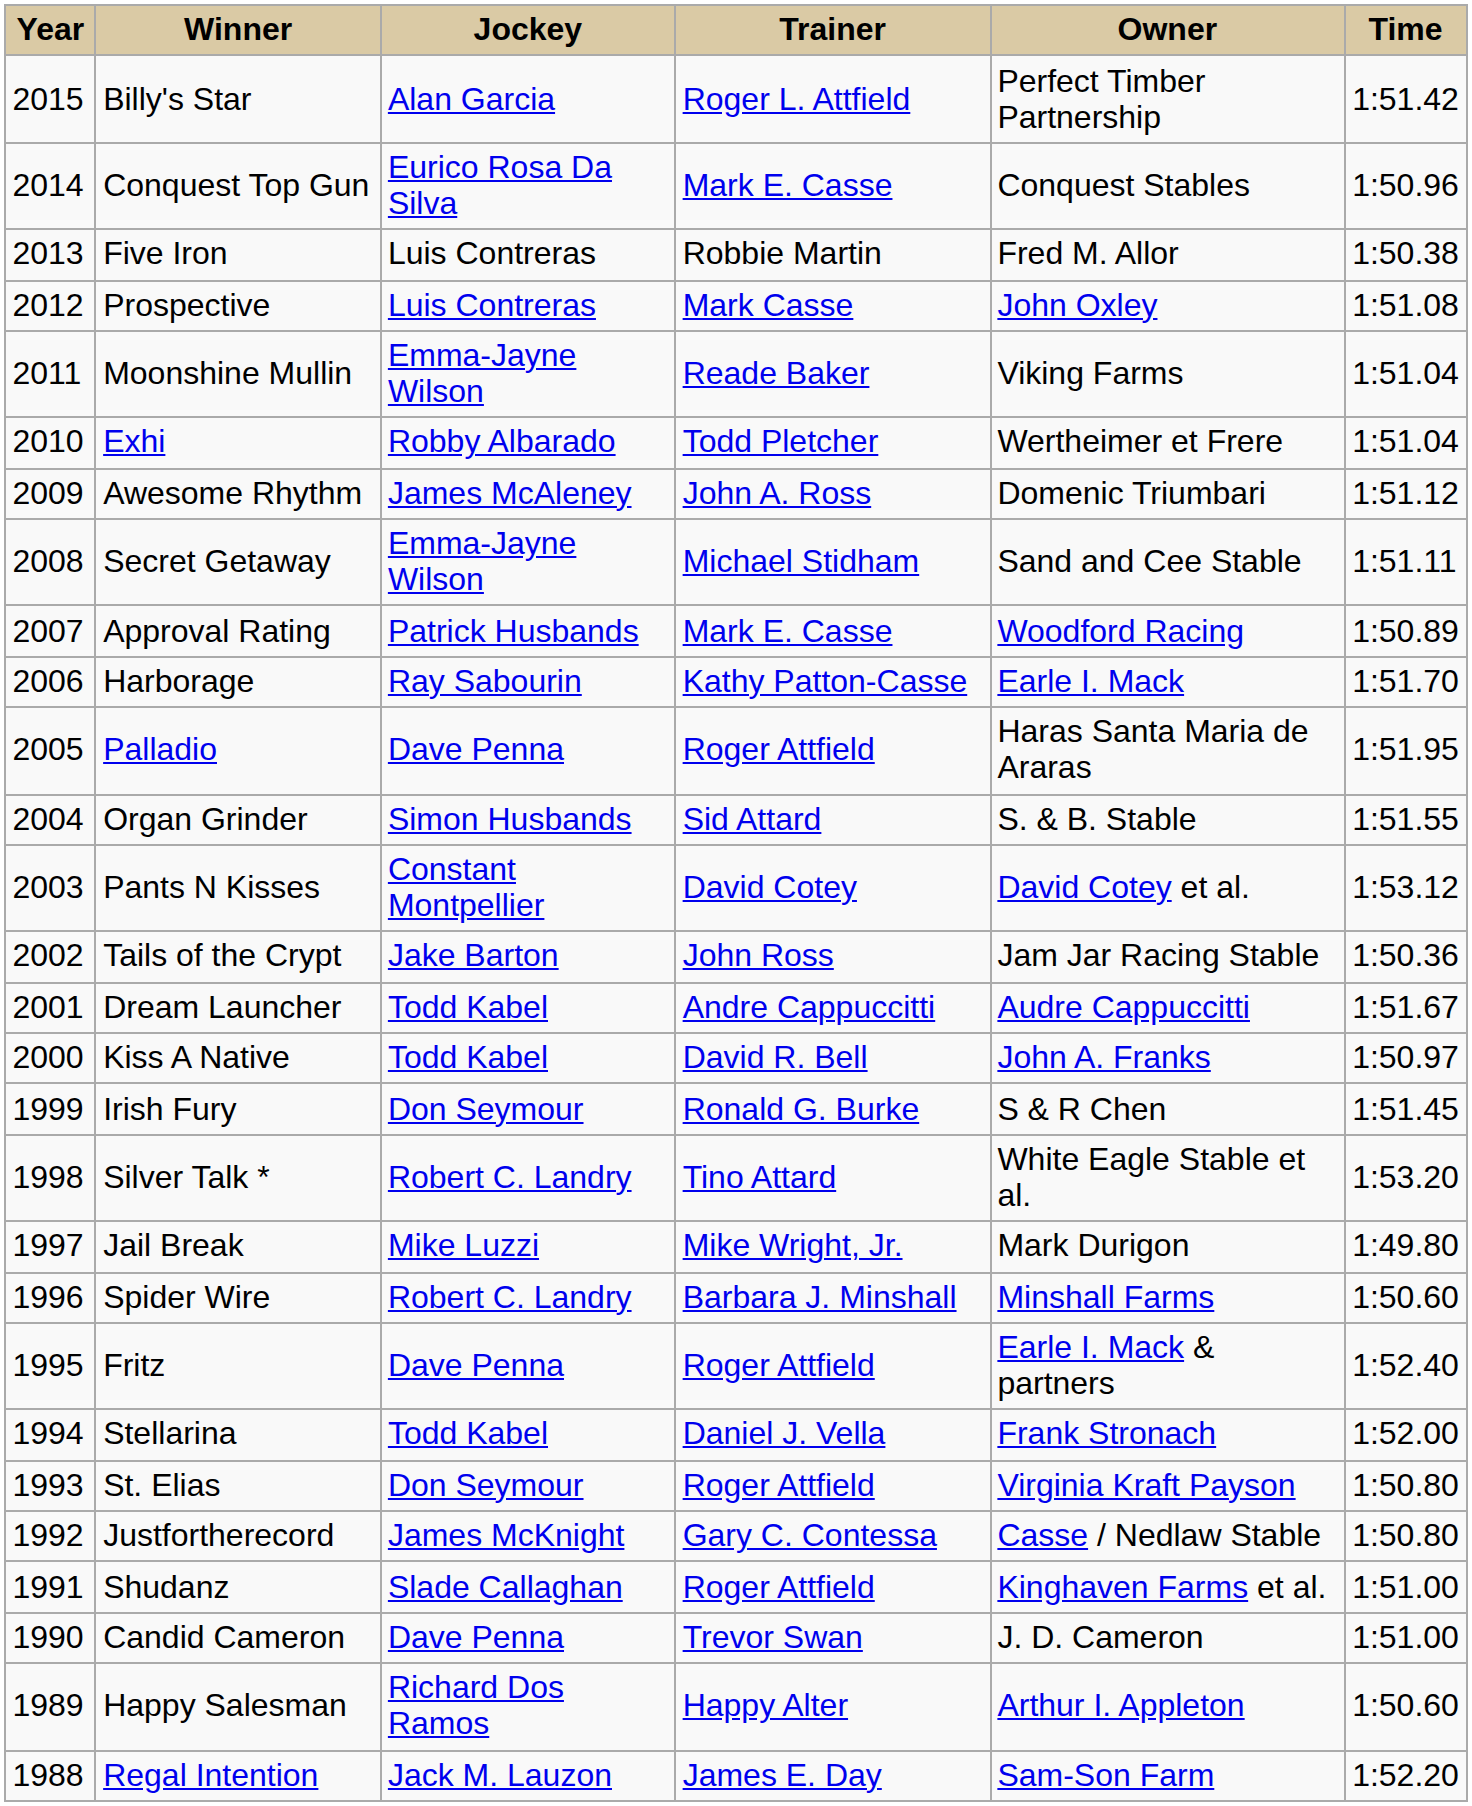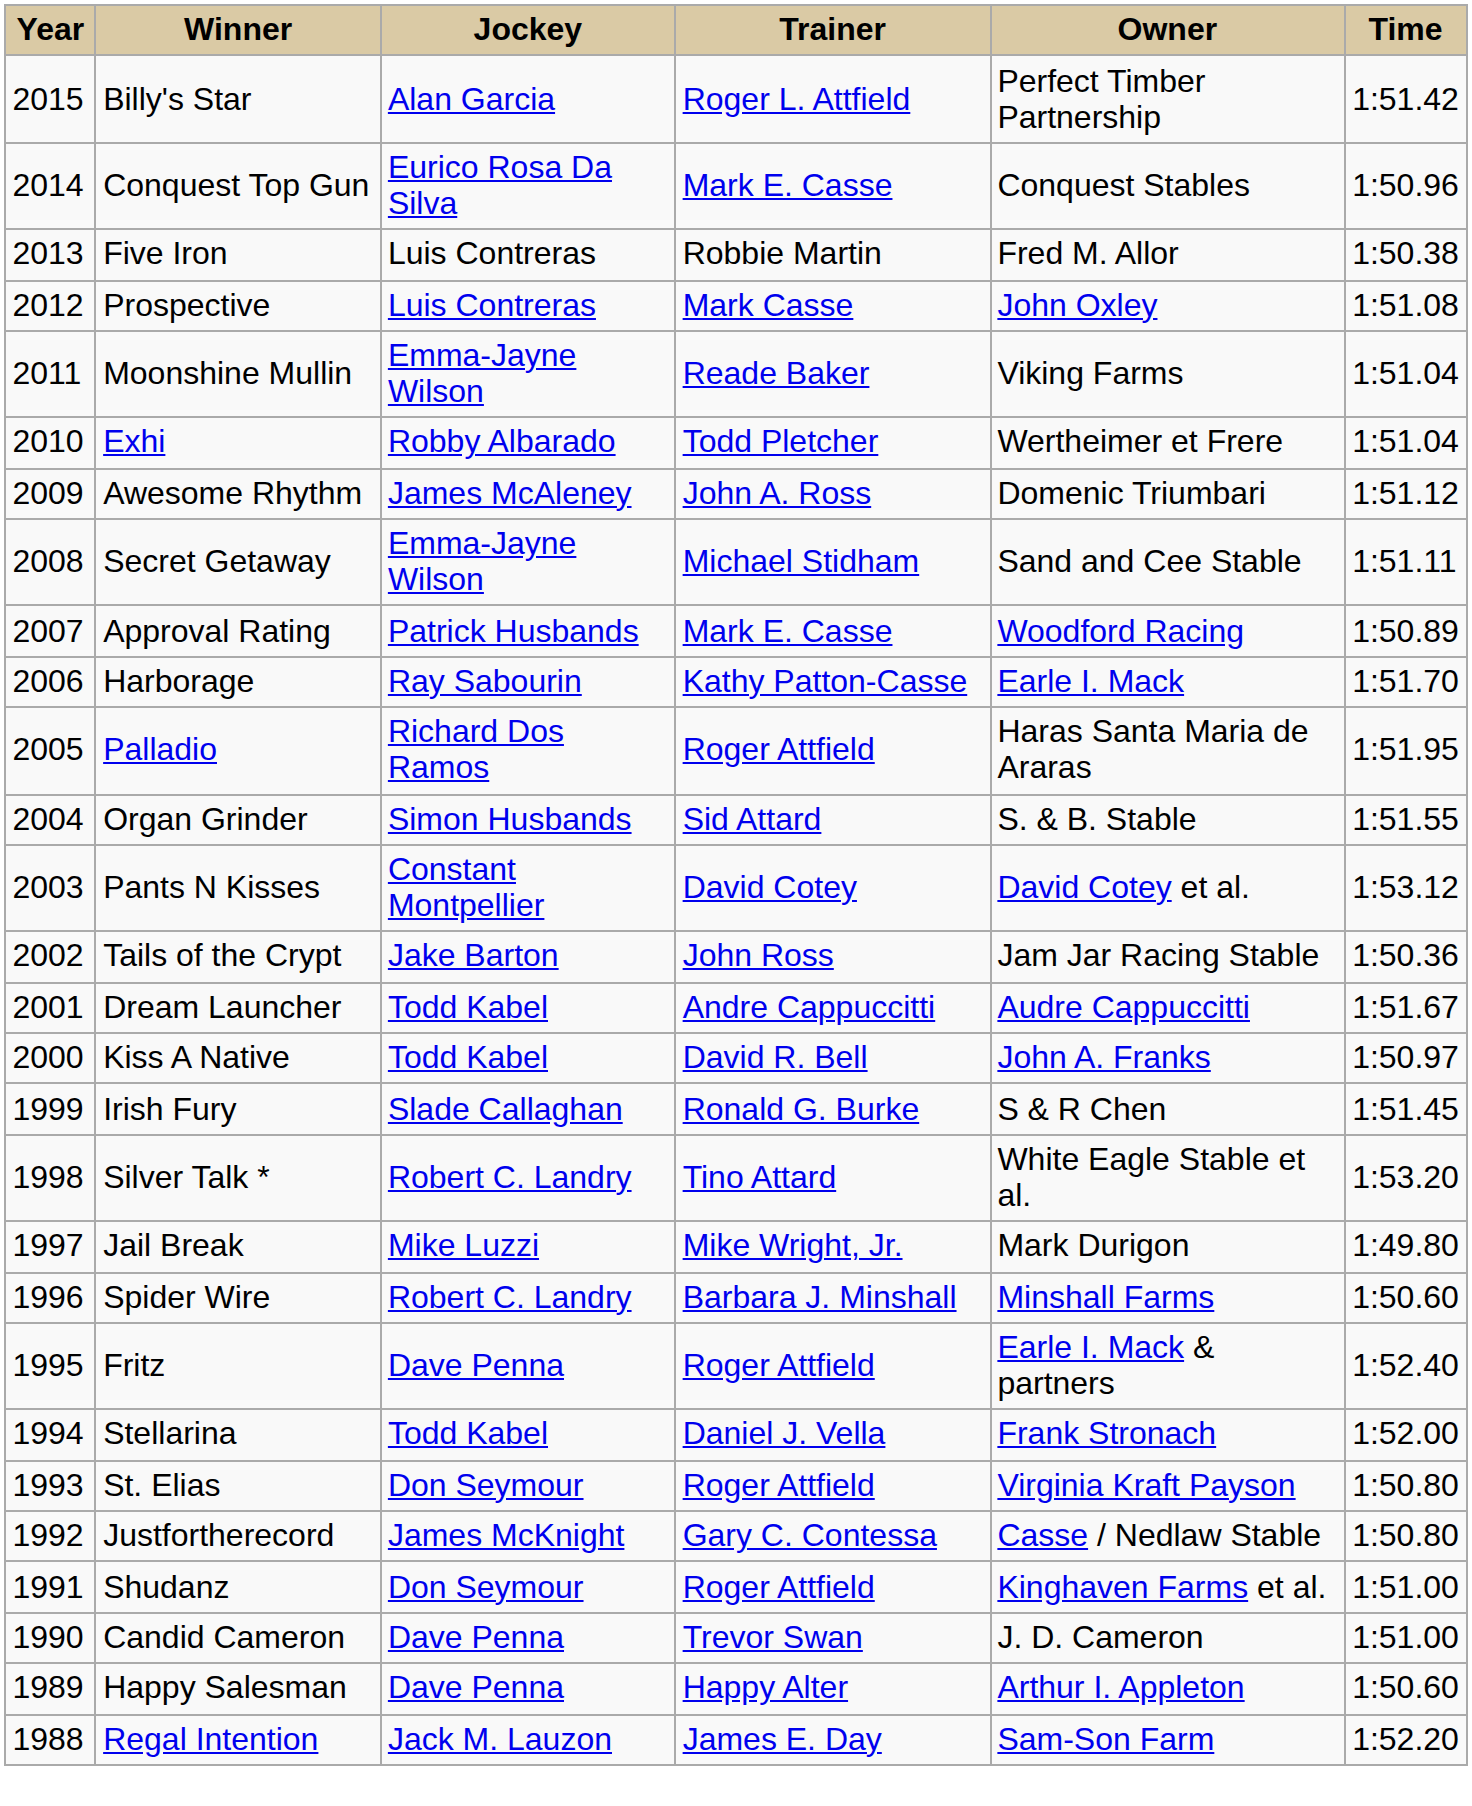(476, 750) Dave Penna -> (476, 750) Richard Dos Ramos
(486, 1108) Don Seymour -> (505, 1108) Slade Callaghan
(505, 1586) Slade Callaghan -> (486, 1586) Don Seymour
(476, 1706) Richard Dos Ramos -> (476, 1688) Dave Penna
